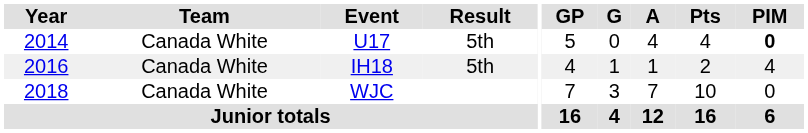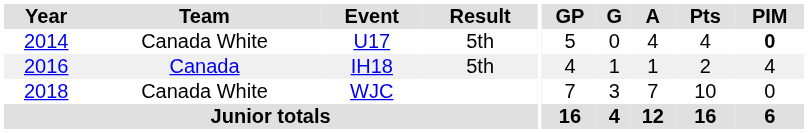(204, 66) Canada White -> (204, 66) Canada
